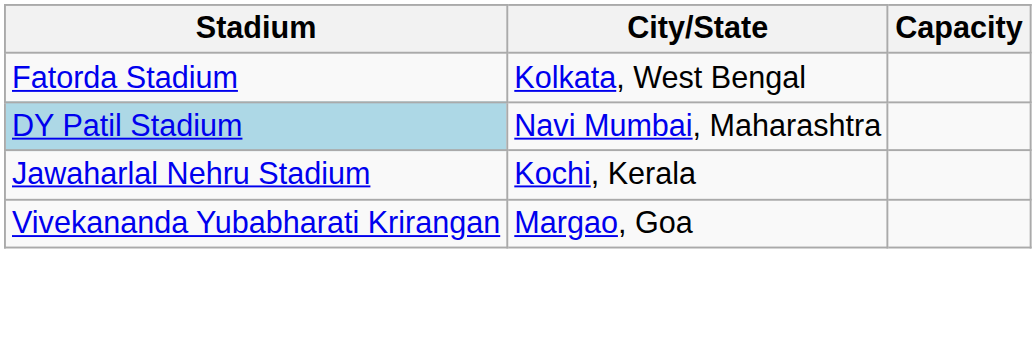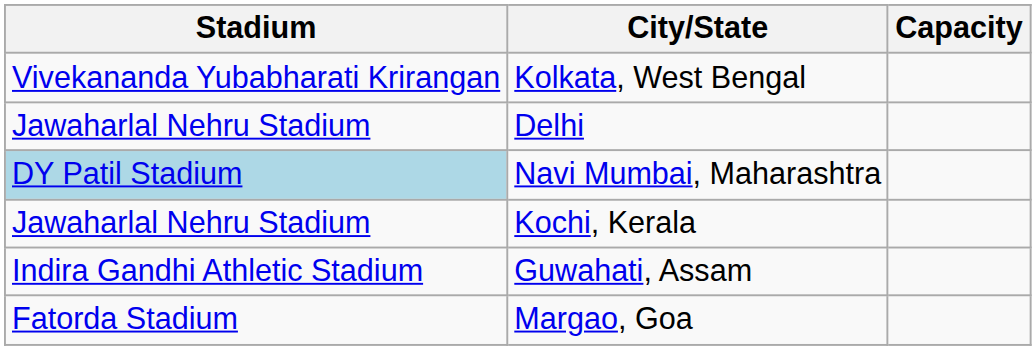(125, 77) Fatorda Stadium -> (256, 77) Vivekananda Yubabharati Krirangan
+ row: (549, 125)
+ row: (633, 271)
(256, 222) Vivekananda Yubabharati Krirangan -> (125, 319) Fatorda Stadium
